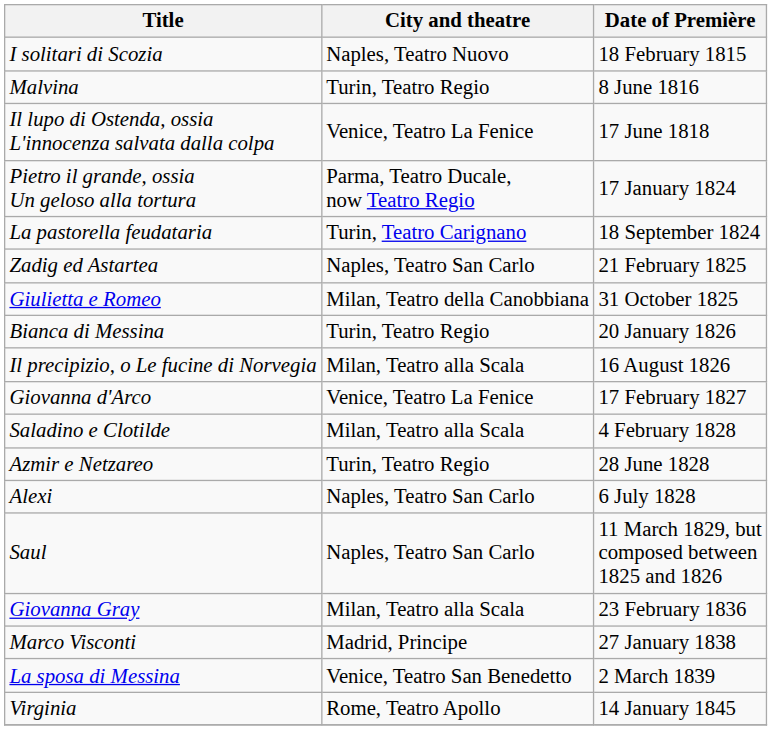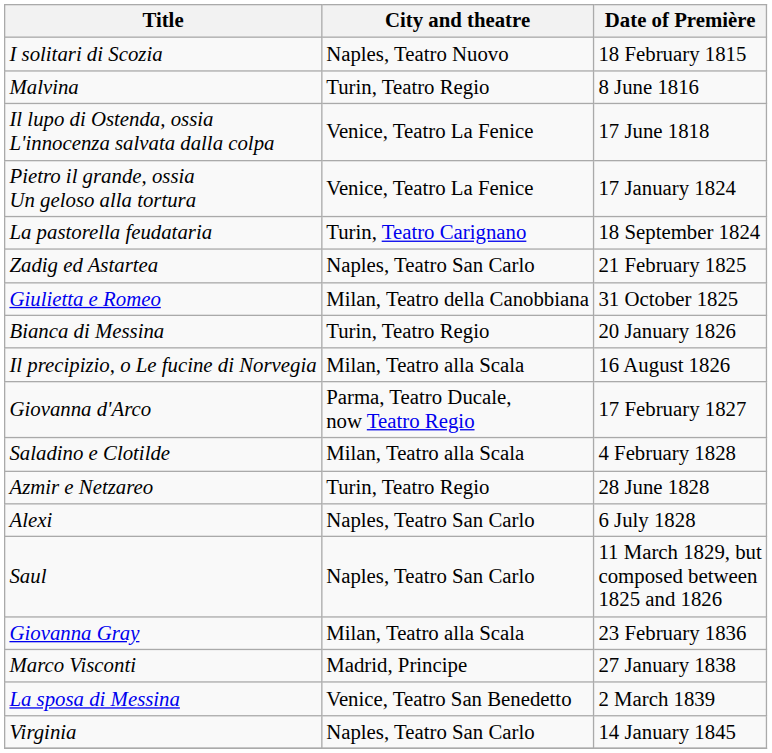(419, 188) Parma, Teatro Ducale, now Teatro Regio -> (430, 188) Venice, Teatro La Fenice
(430, 397) Venice, Teatro La Fenice -> (419, 409) Parma, Teatro Ducale, now Teatro Regio
(413, 708) Rome, Teatro Apollo -> (430, 731) Naples, Teatro San Carlo
